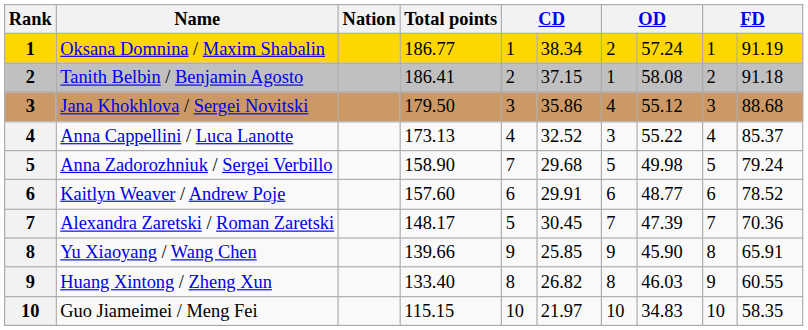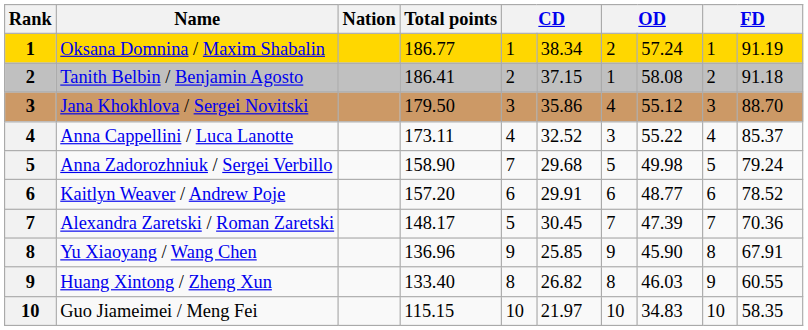(762, 106) 88.68 -> (762, 106) 88.70
(430, 135) 173.13 -> (429, 135) 173.11
(430, 194) 157.60 -> (430, 194) 157.20
(430, 252) 139.66 -> (430, 252) 136.96
(762, 252) 65.91 -> (762, 252) 67.91
